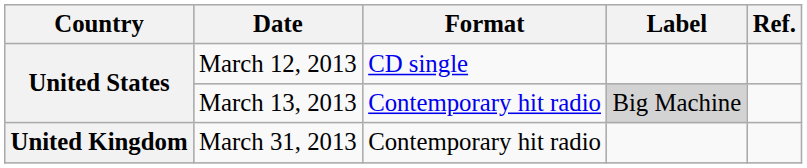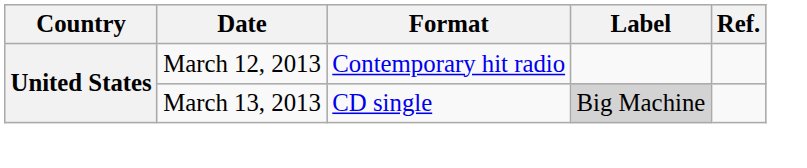(418, 63) CD single -> (449, 63) Contemporary hit radio
(485, 102) Contemporary hit radio -> (382, 102) CD single
- row: (278, 142)
